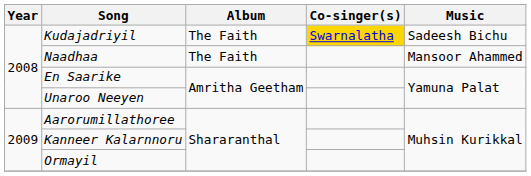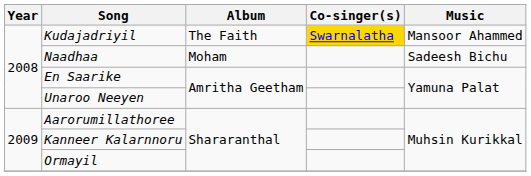(457, 36) Sadeesh Bichu -> (465, 36) Mansoor Ahammed
(223, 56) The Faith -> (208, 56) Moham
(465, 56) Mansoor Ahammed -> (457, 56) Sadeesh Bichu
